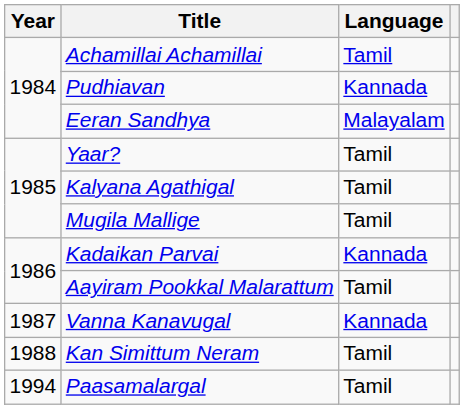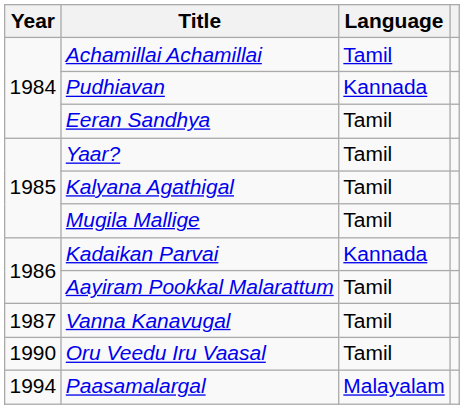(394, 120) Malayalam -> (368, 120) Tamil
(385, 320) Kannada -> (368, 320) Tamil
- row: (162, 353)
+ row: (166, 353)
(368, 386) Tamil -> (394, 386) Malayalam
